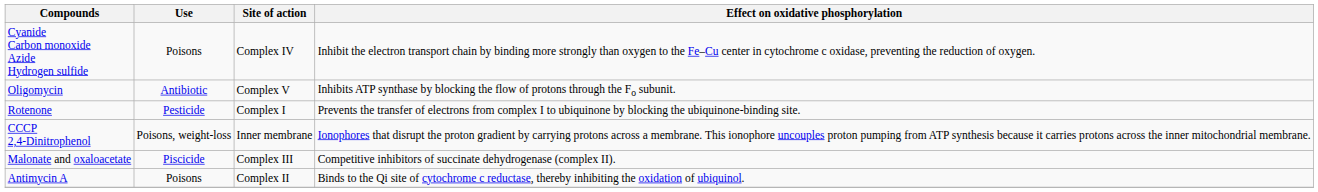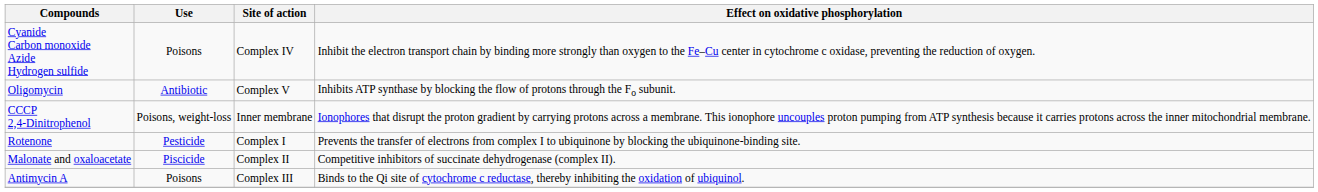rows swapped: (49, 135) <-> (30, 110)
(265, 159) Complex III -> (263, 159) Complex II
(263, 178) Complex II -> (265, 178) Complex III
